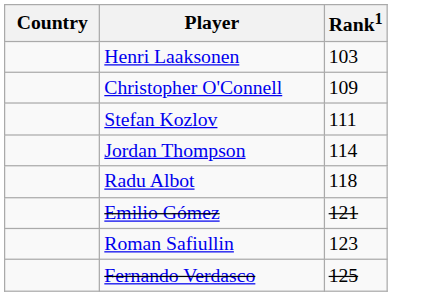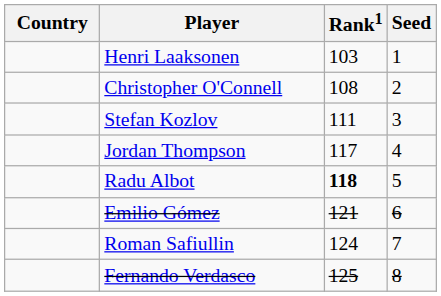+ column: (412, 22)
(343, 87) 109 -> (343, 87) 108
(343, 150) 114 -> (343, 150) 117
(343, 181) normal -> (343, 181) bold
(343, 243) 123 -> (343, 243) 124
